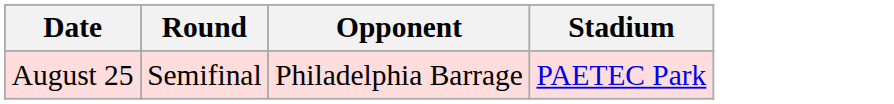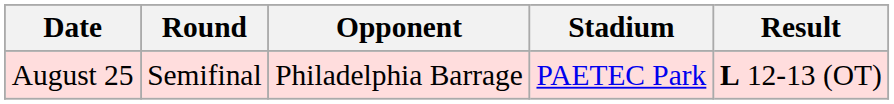+ column: (801, 27)
